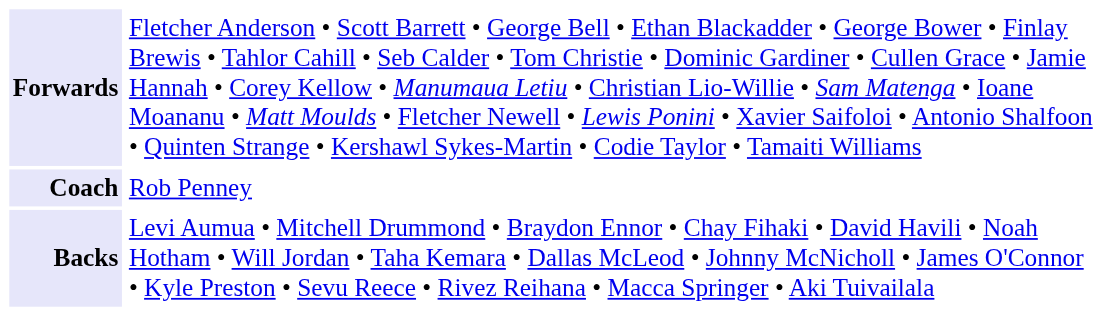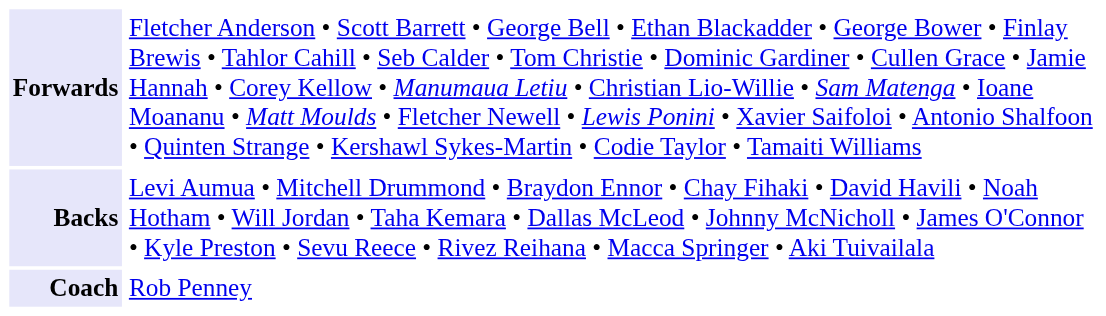rows swapped: (86, 257) <-> (84, 187)
